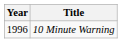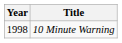(17, 29) 1996 -> (17, 29) 1998
